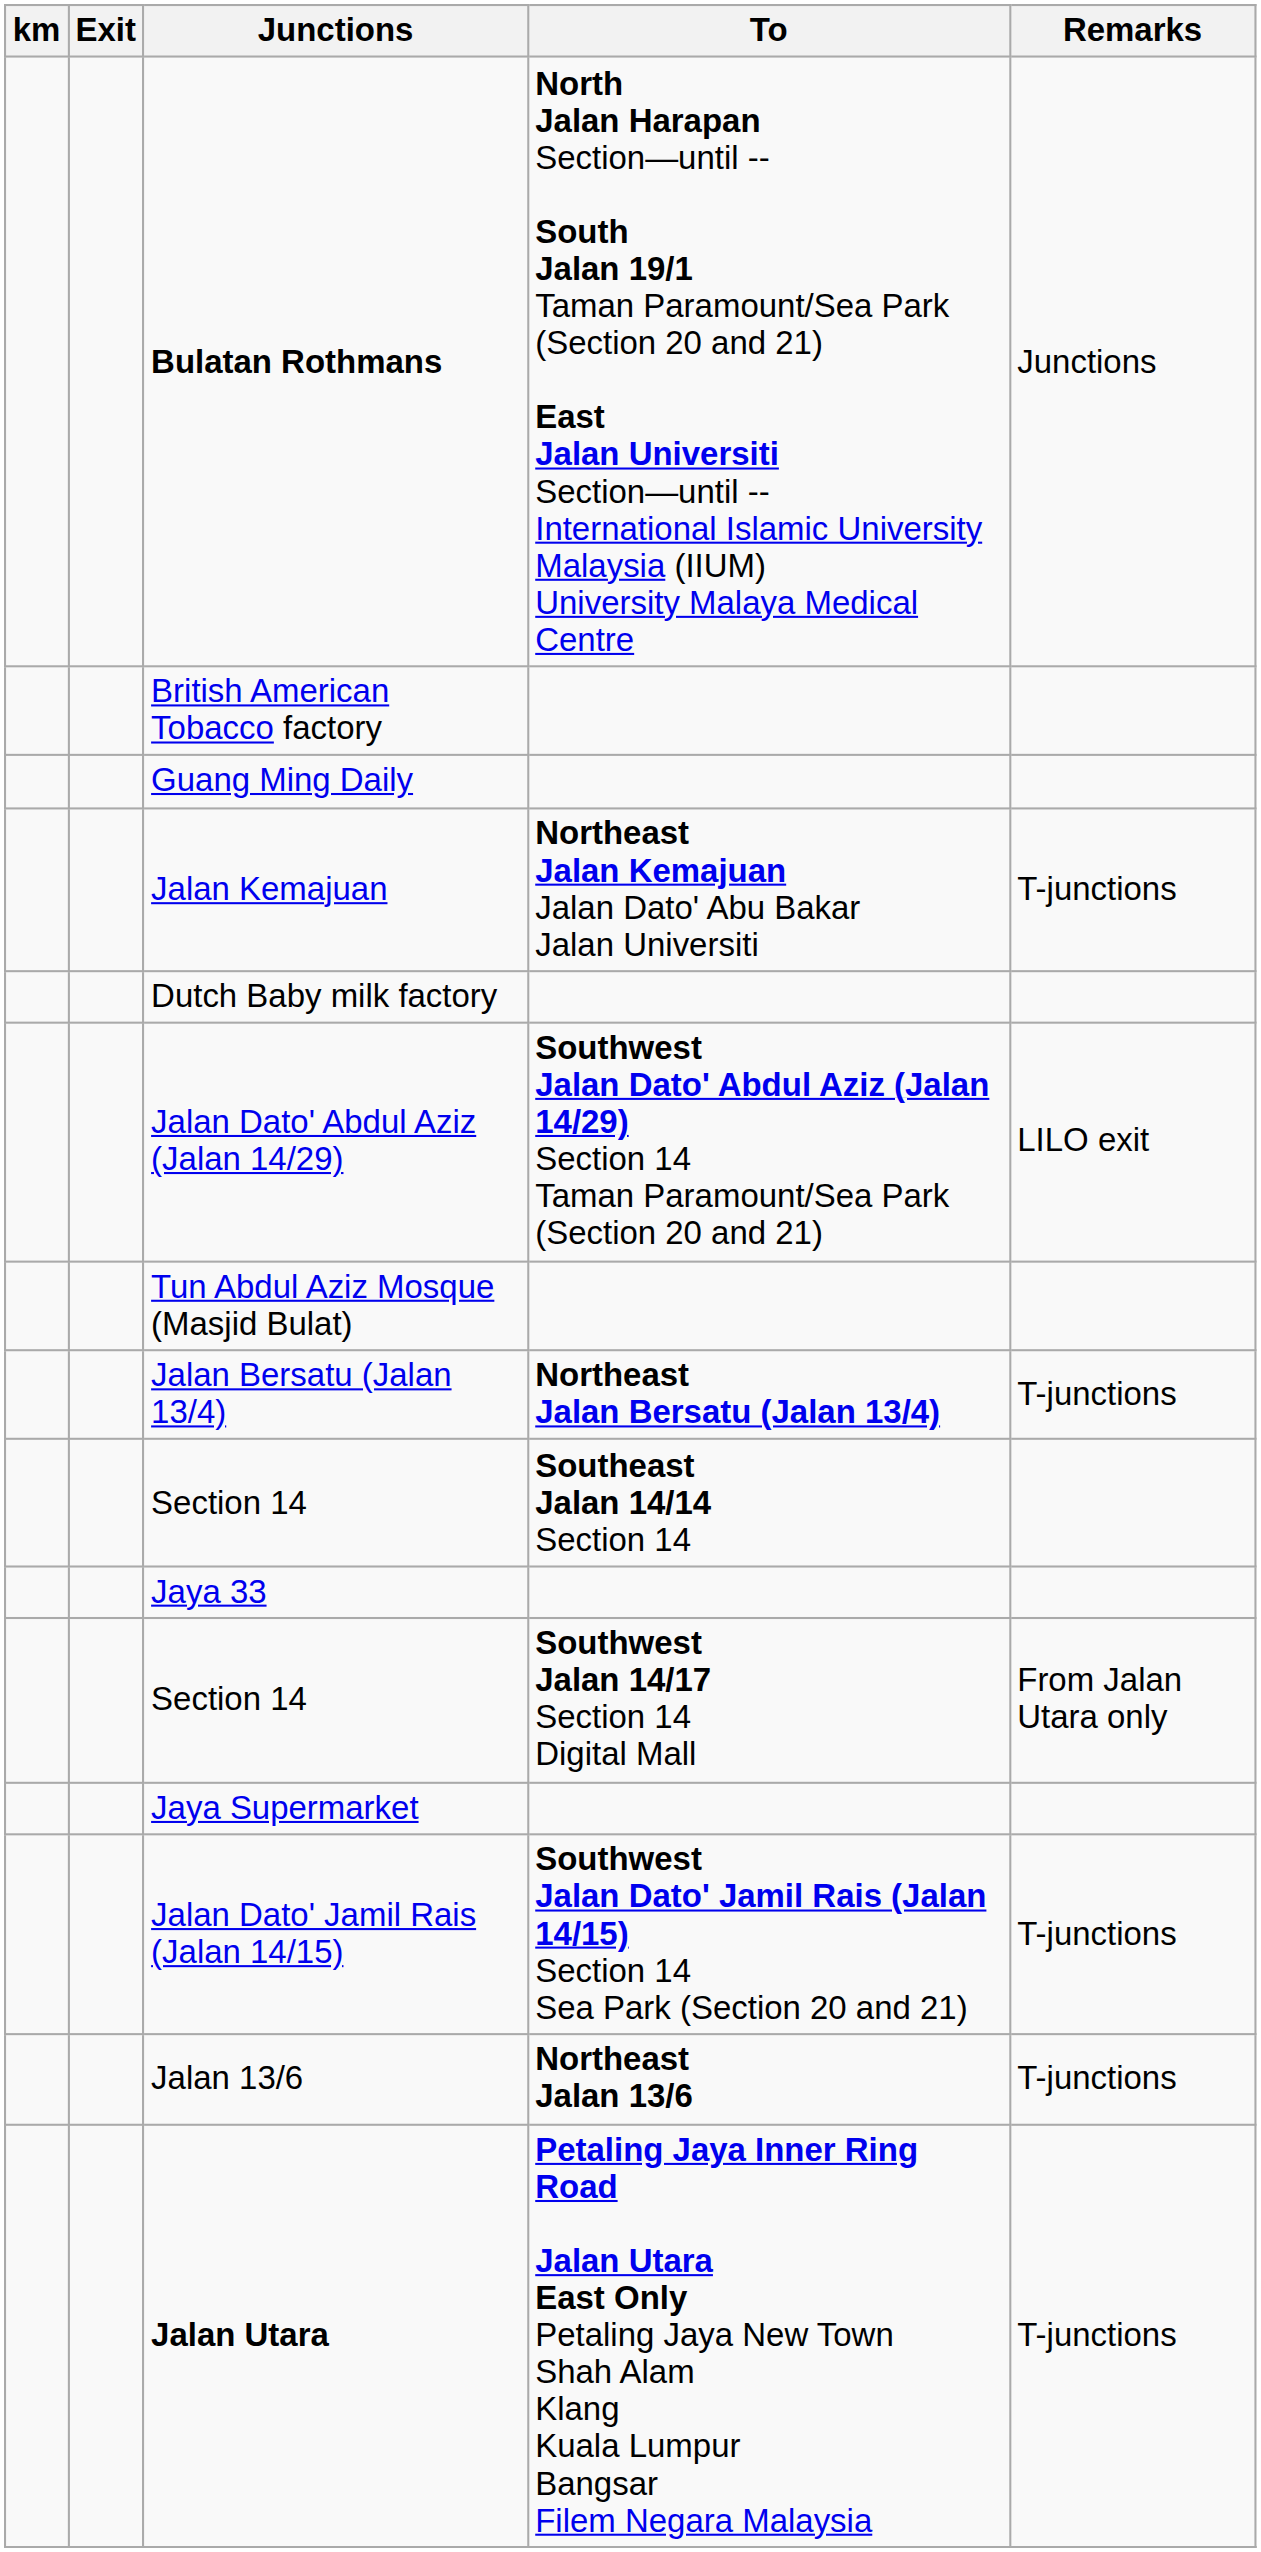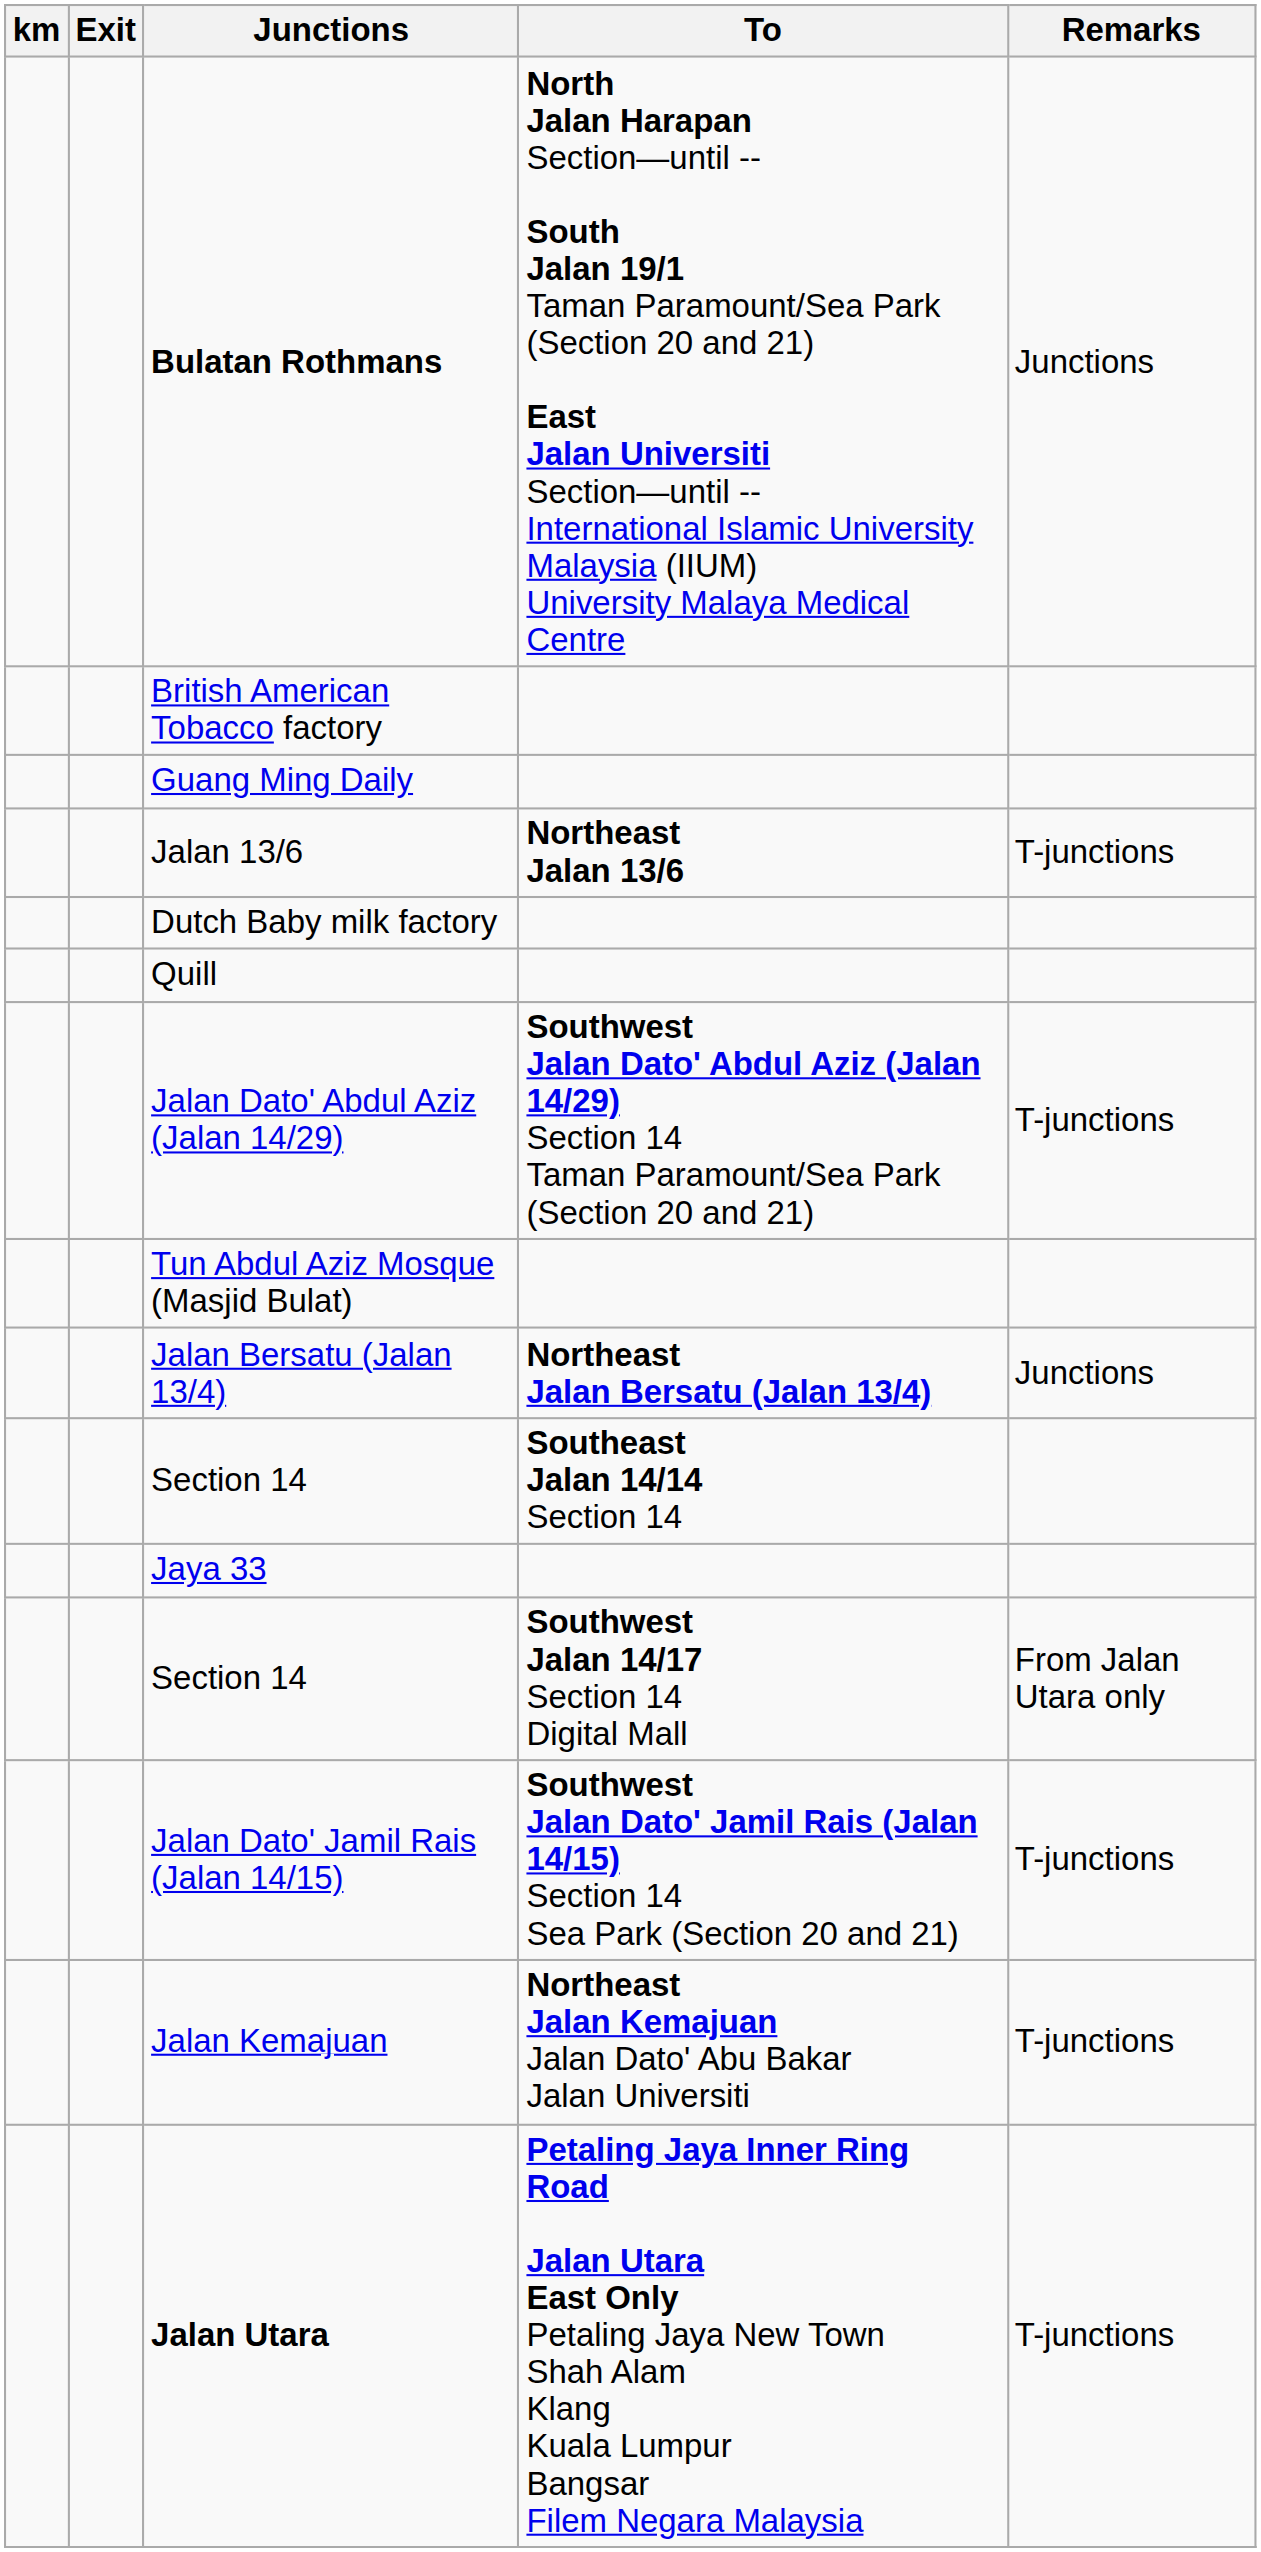rows swapped: (227, 2078) <-> (269, 888)
+ row: (184, 974)
(1083, 1141) LILO exit -> (1095, 1119) T-junctions
(1097, 1394) T-junctions -> (1084, 1372) Junctions
- row: (285, 1807)
